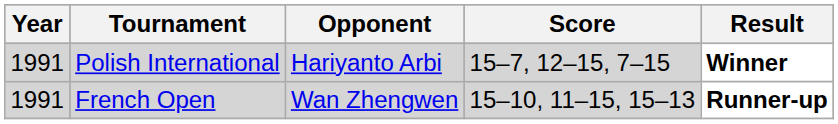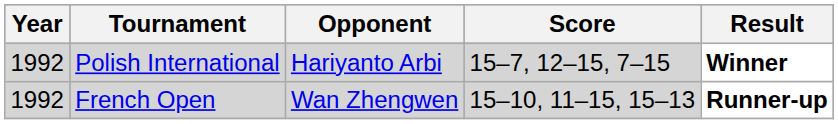(37, 62) 1991 -> (37, 62) 1992
(37, 100) 1991 -> (37, 100) 1992
